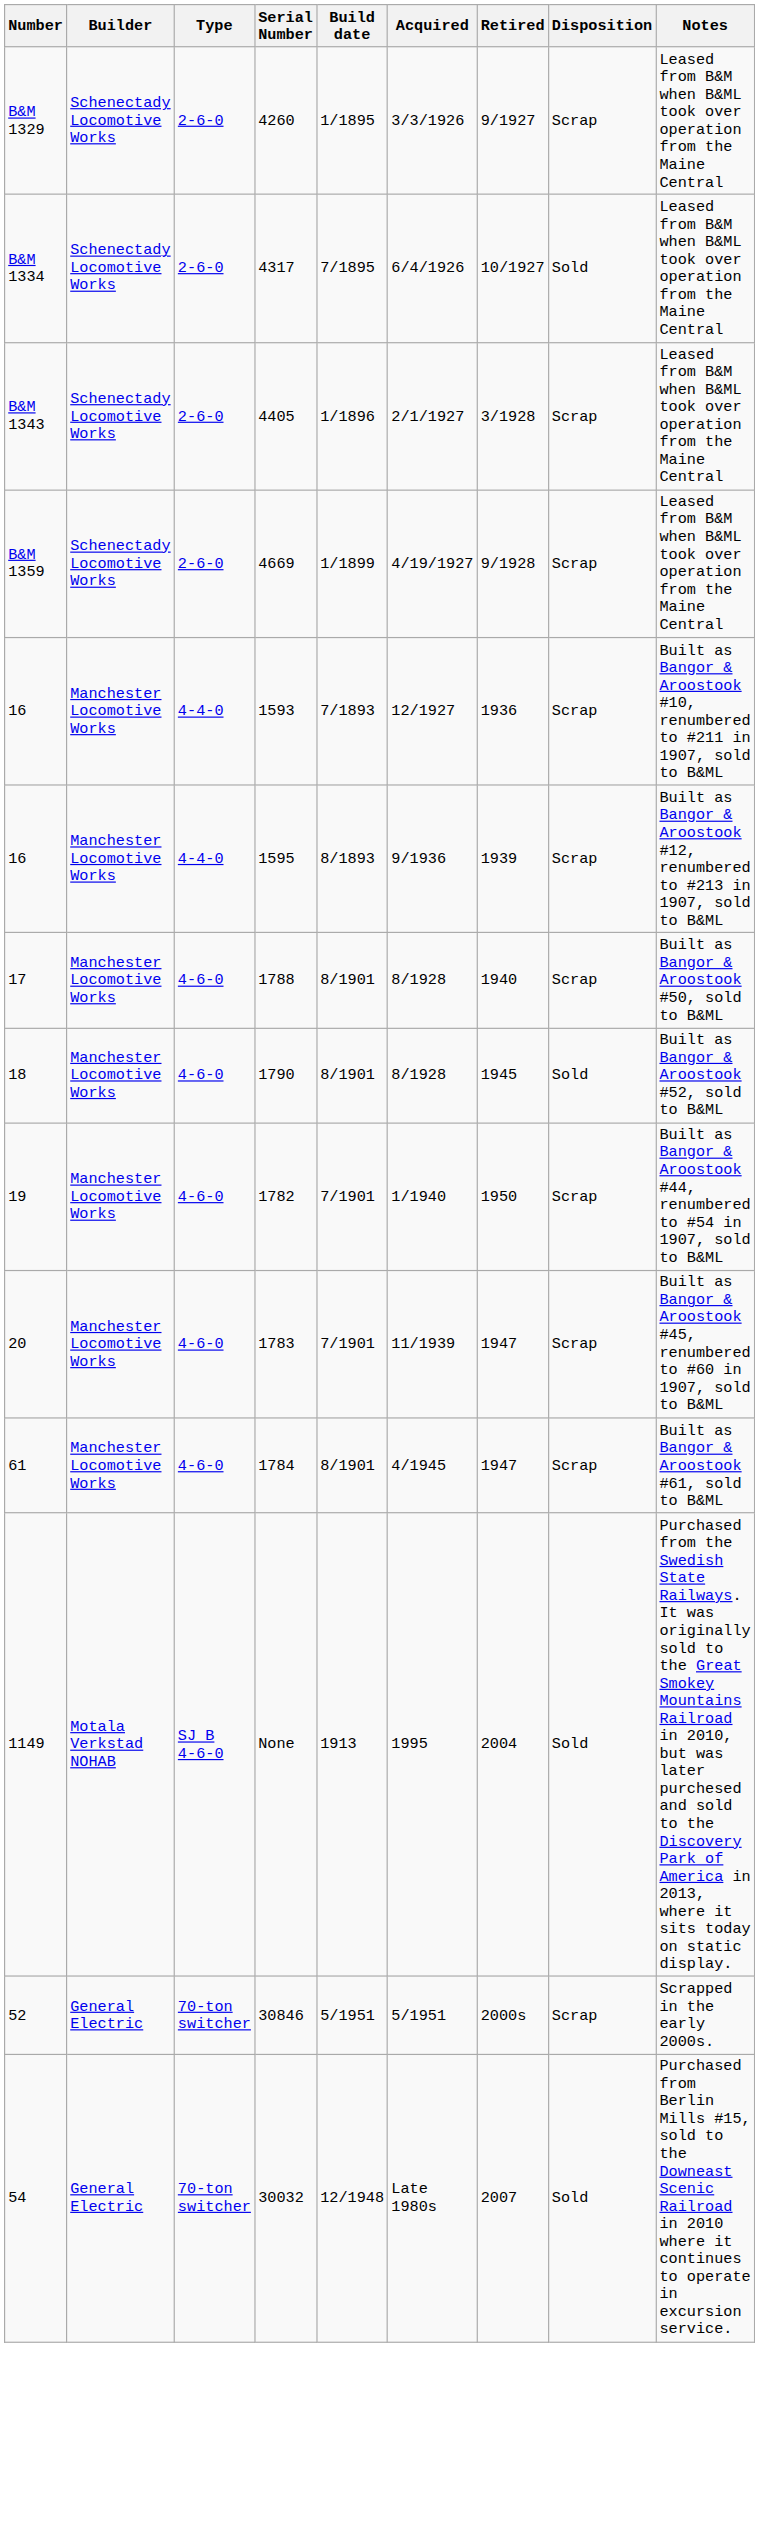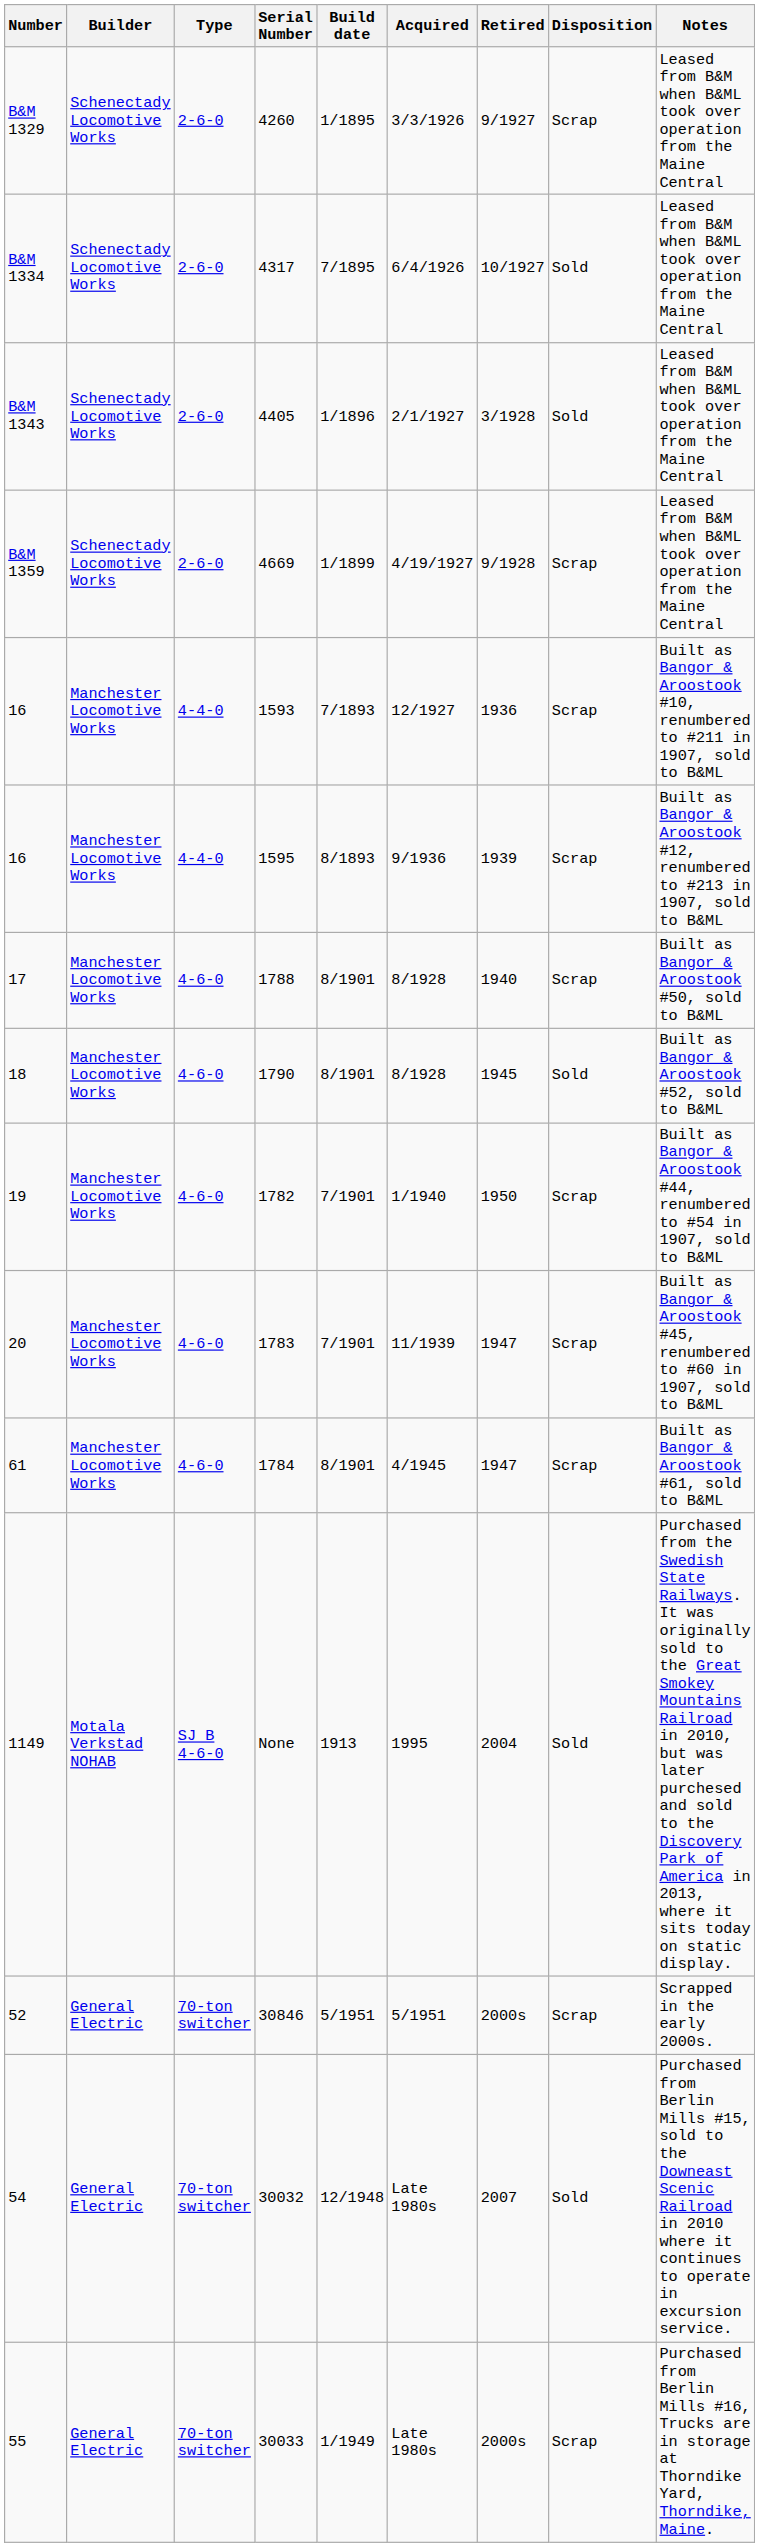(575, 416) Scrap -> (570, 416) Sold
+ row: (281, 2442)
